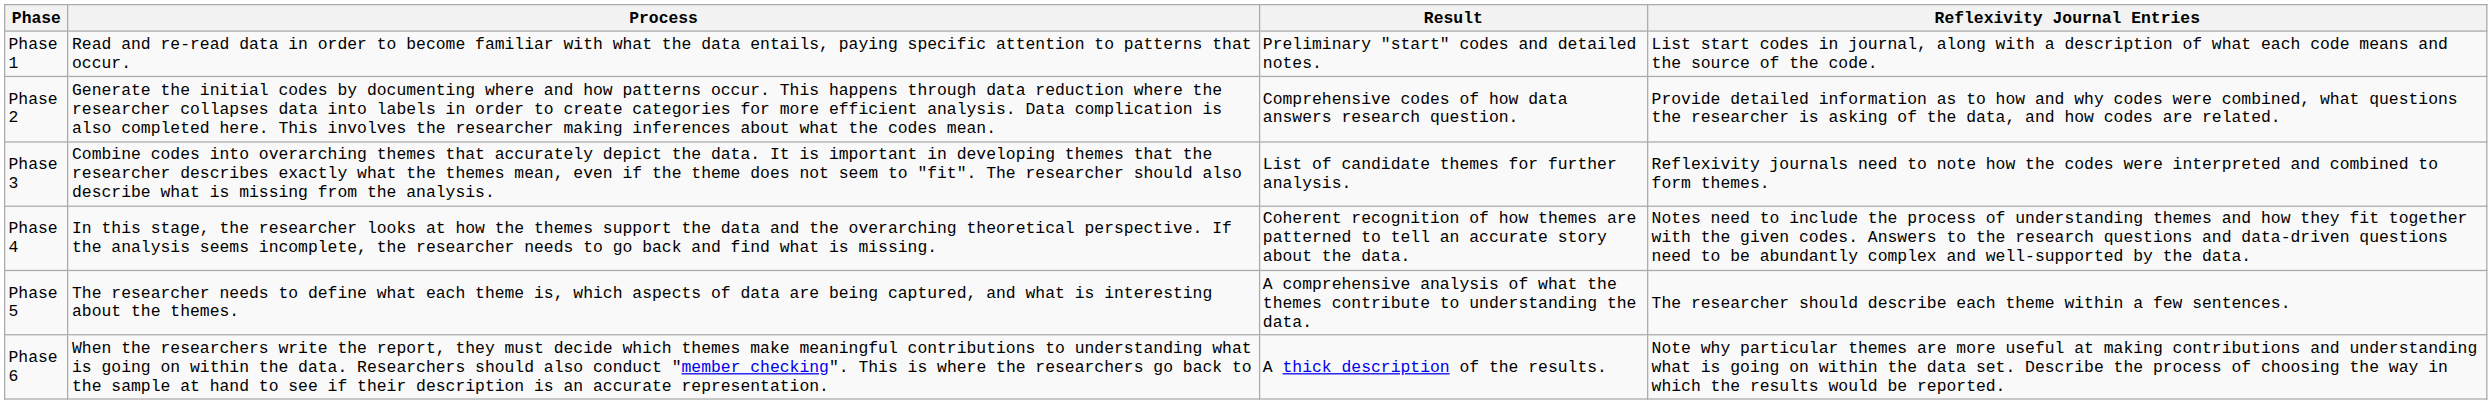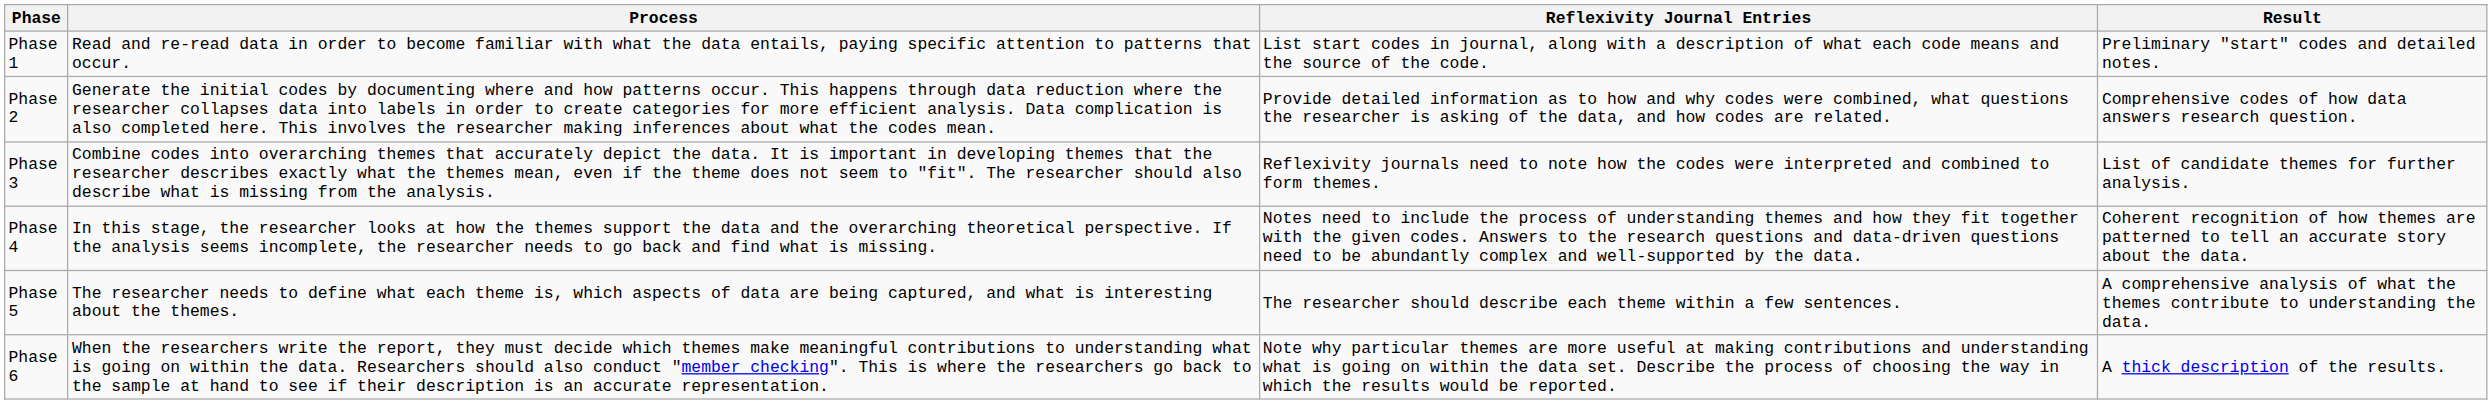columns swapped: (1453, 18) <-> (2067, 18)
